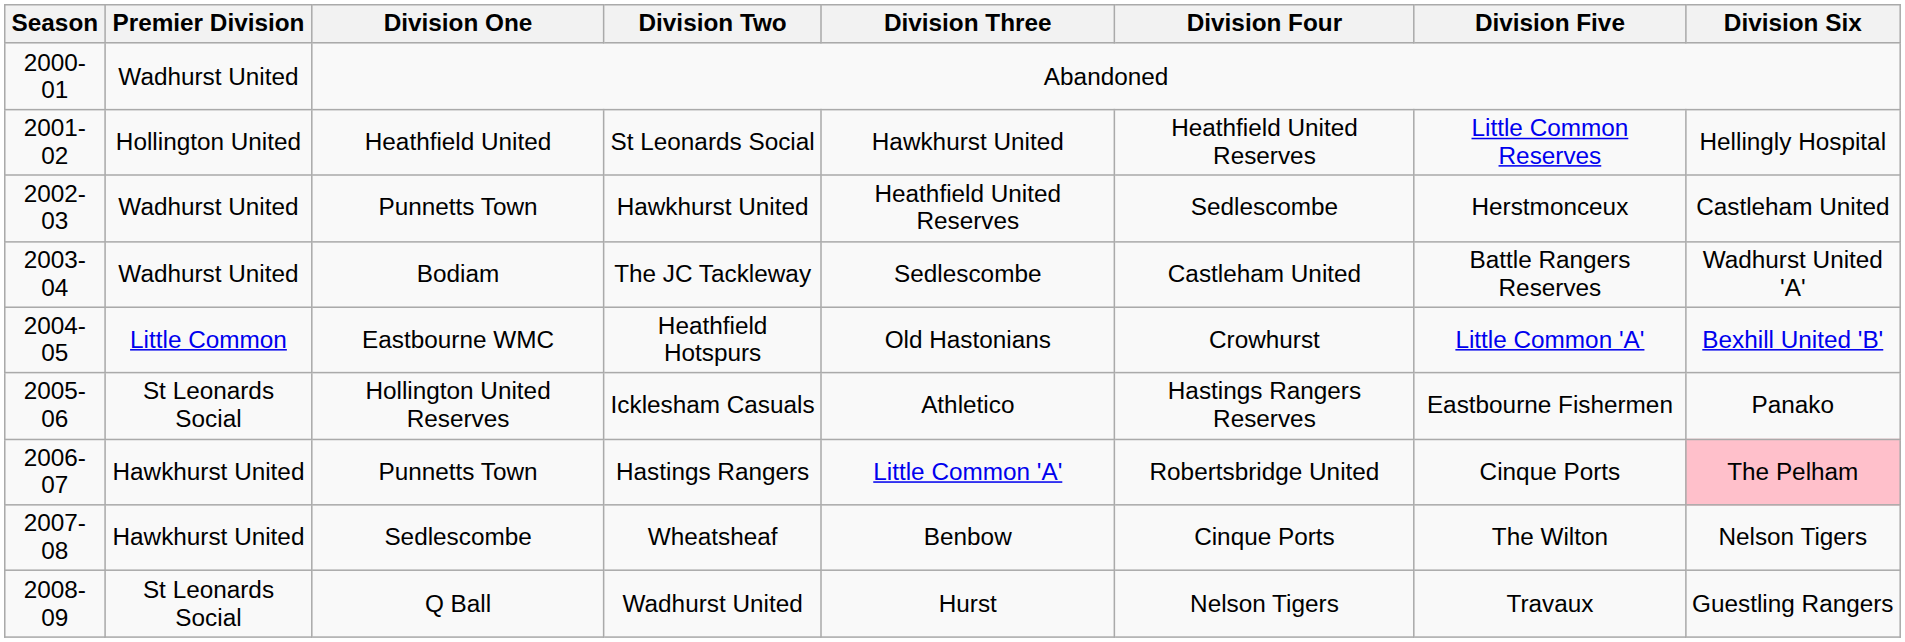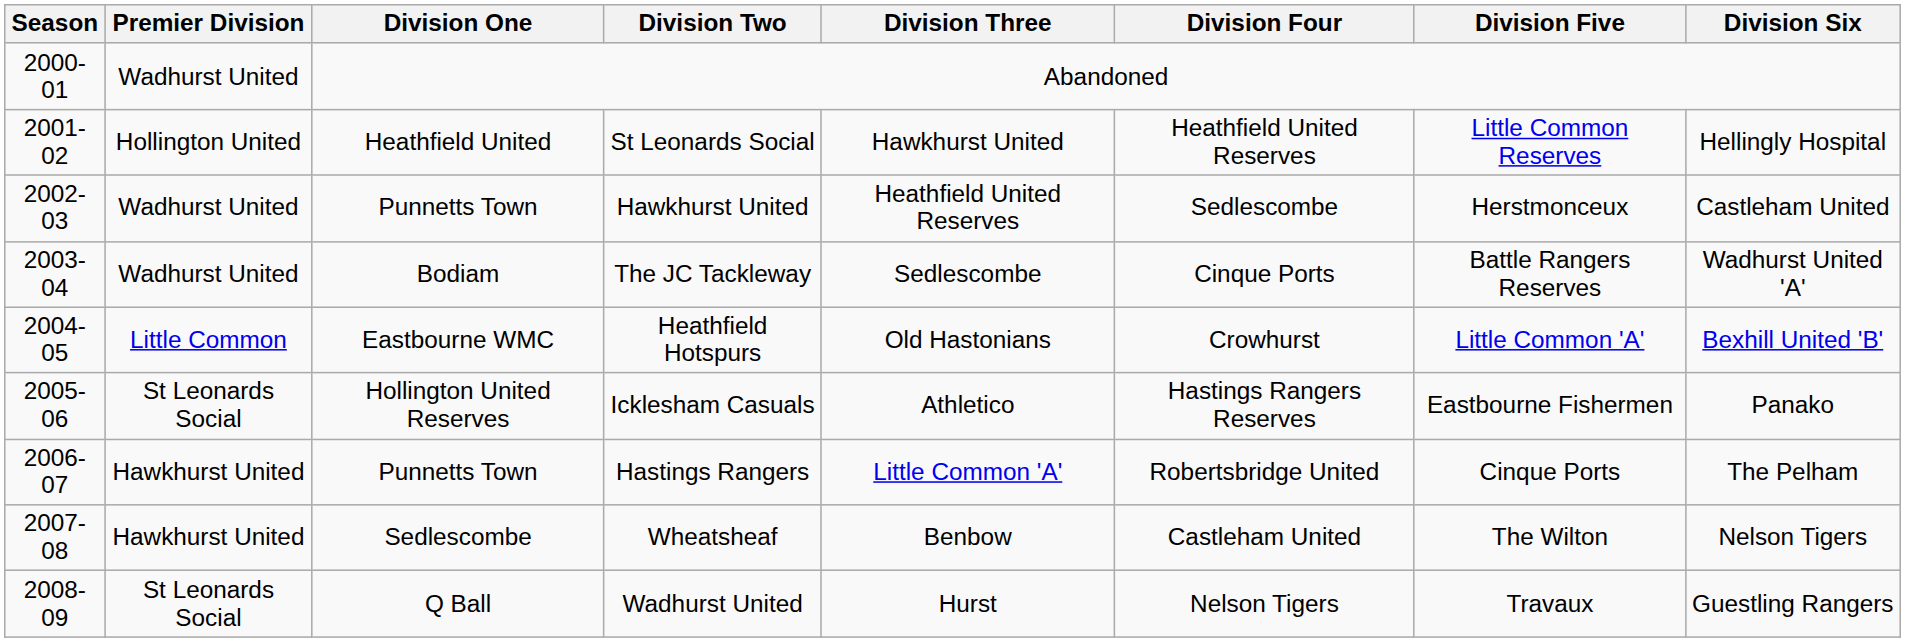(1264, 273) Castleham United -> (1264, 273) Cinque Ports
(1793, 471) pink background -> (1793, 471) no background
(1264, 537) Cinque Ports -> (1264, 537) Castleham United
